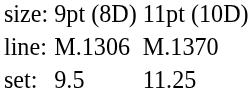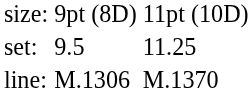rows swapped: (21, 80) <-> (25, 47)
